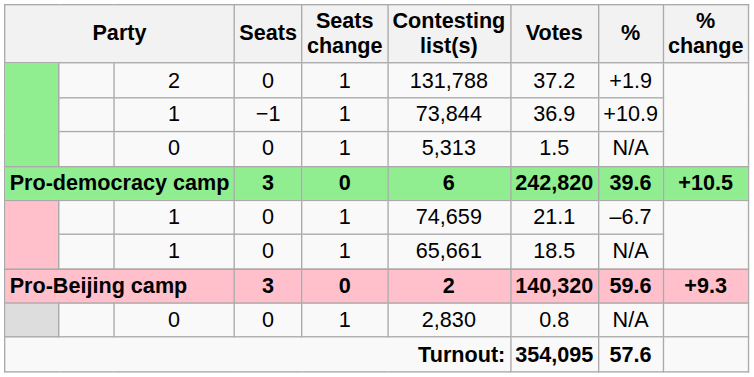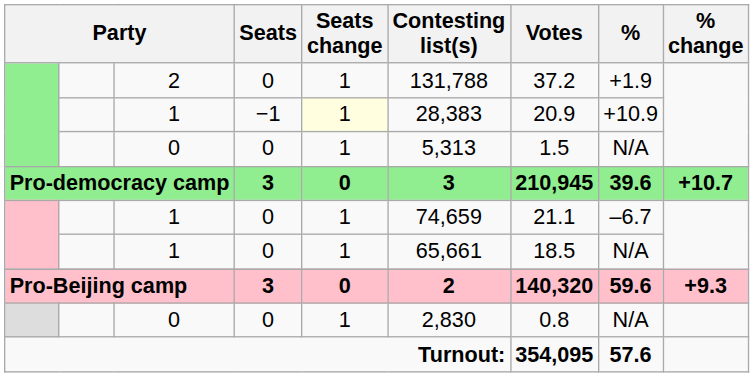(345, 114) no background -> (345, 114) lightyellow background
(449, 114) 73,844 -> (449, 114) 28,383
(554, 114) 36.9 -> (554, 114) 20.9
(449, 182) 6 -> (449, 182) 3
(554, 182) 242,820 -> (554, 182) 210,945
(706, 182) +10.5 -> (706, 182) +10.7
